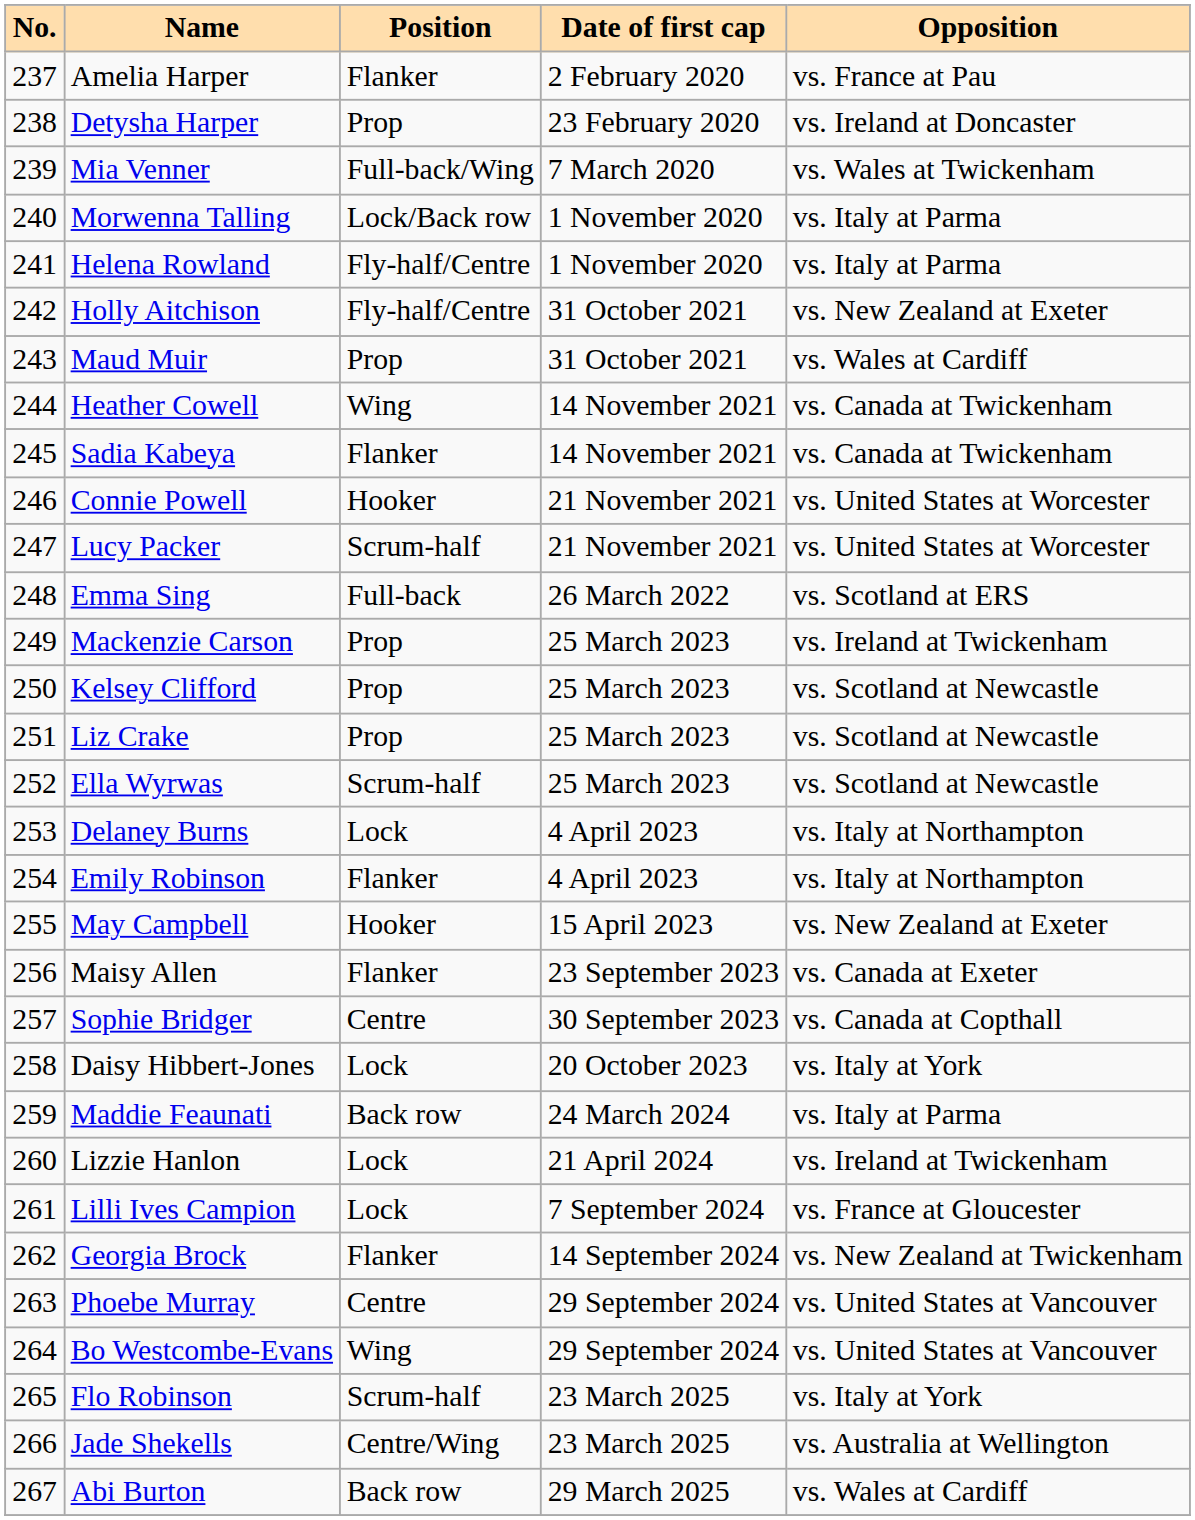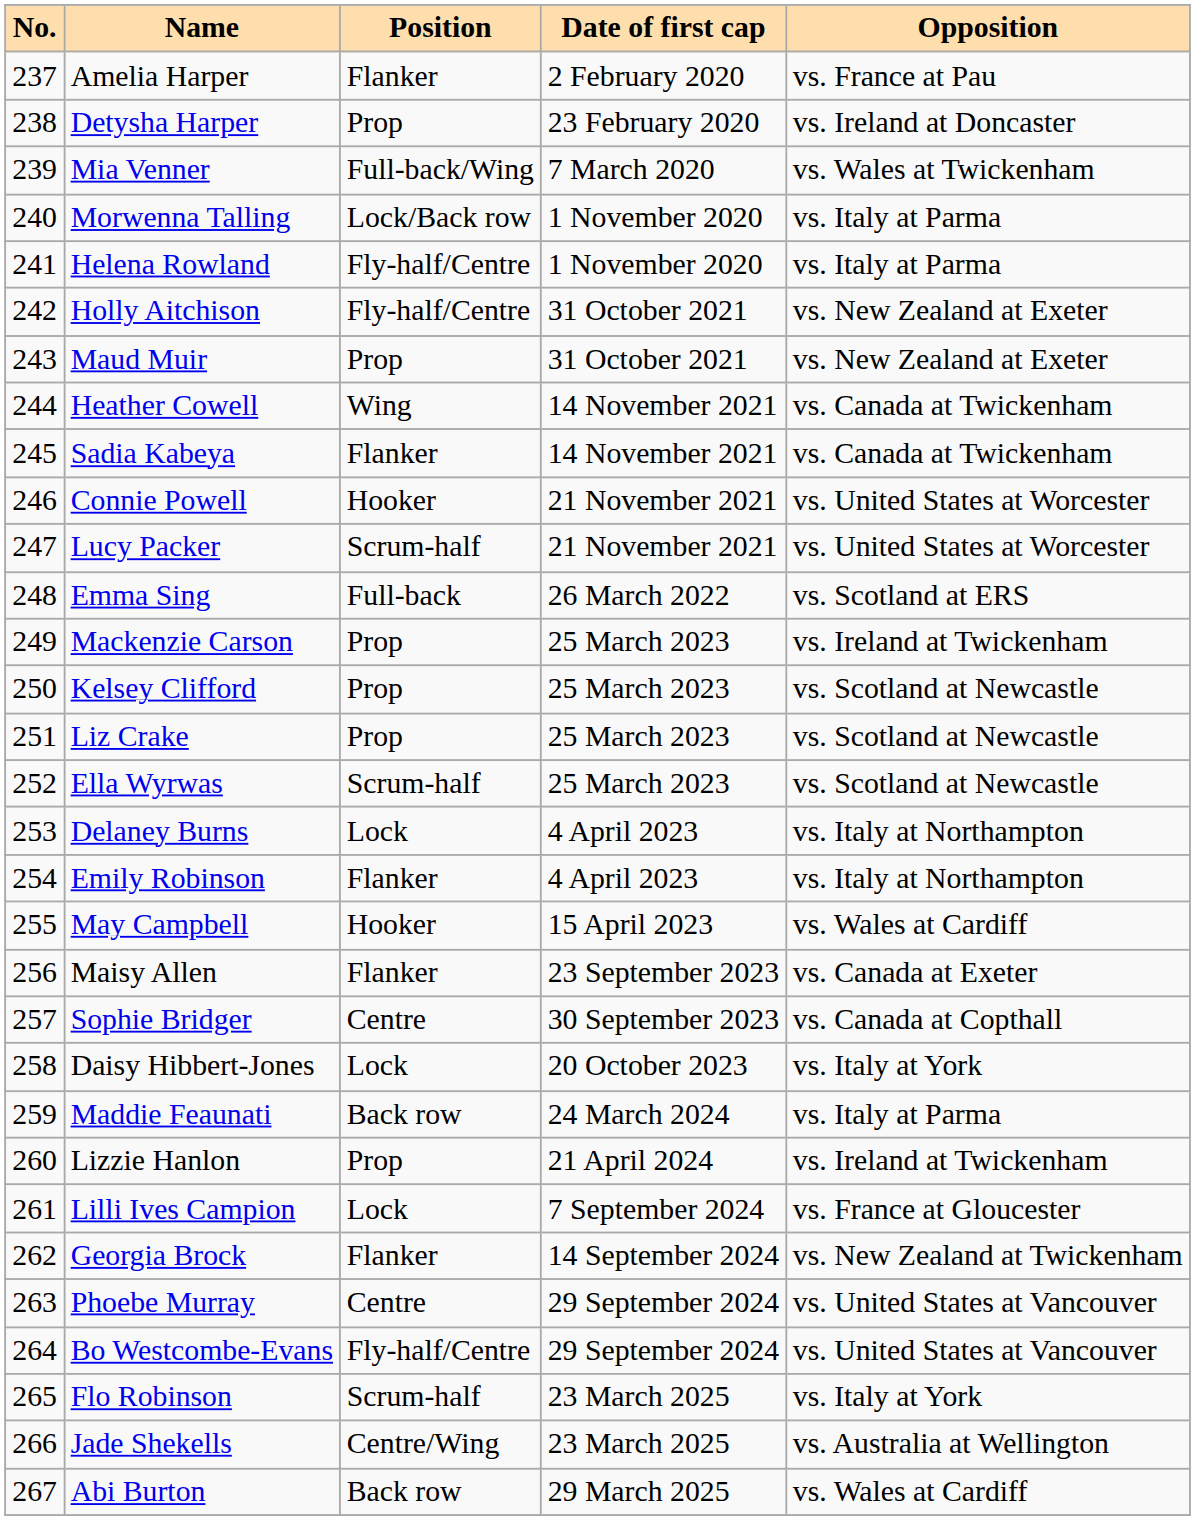(910, 358) vs. Wales at Cardiff -> (950, 358) vs. New Zealand at Exeter
(950, 924) vs. New Zealand at Exeter -> (910, 924) vs. Wales at Cardiff
(377, 1160) Lock -> (375, 1160) Prop
(379, 1349) Wing -> (438, 1349) Fly-half/Centre
